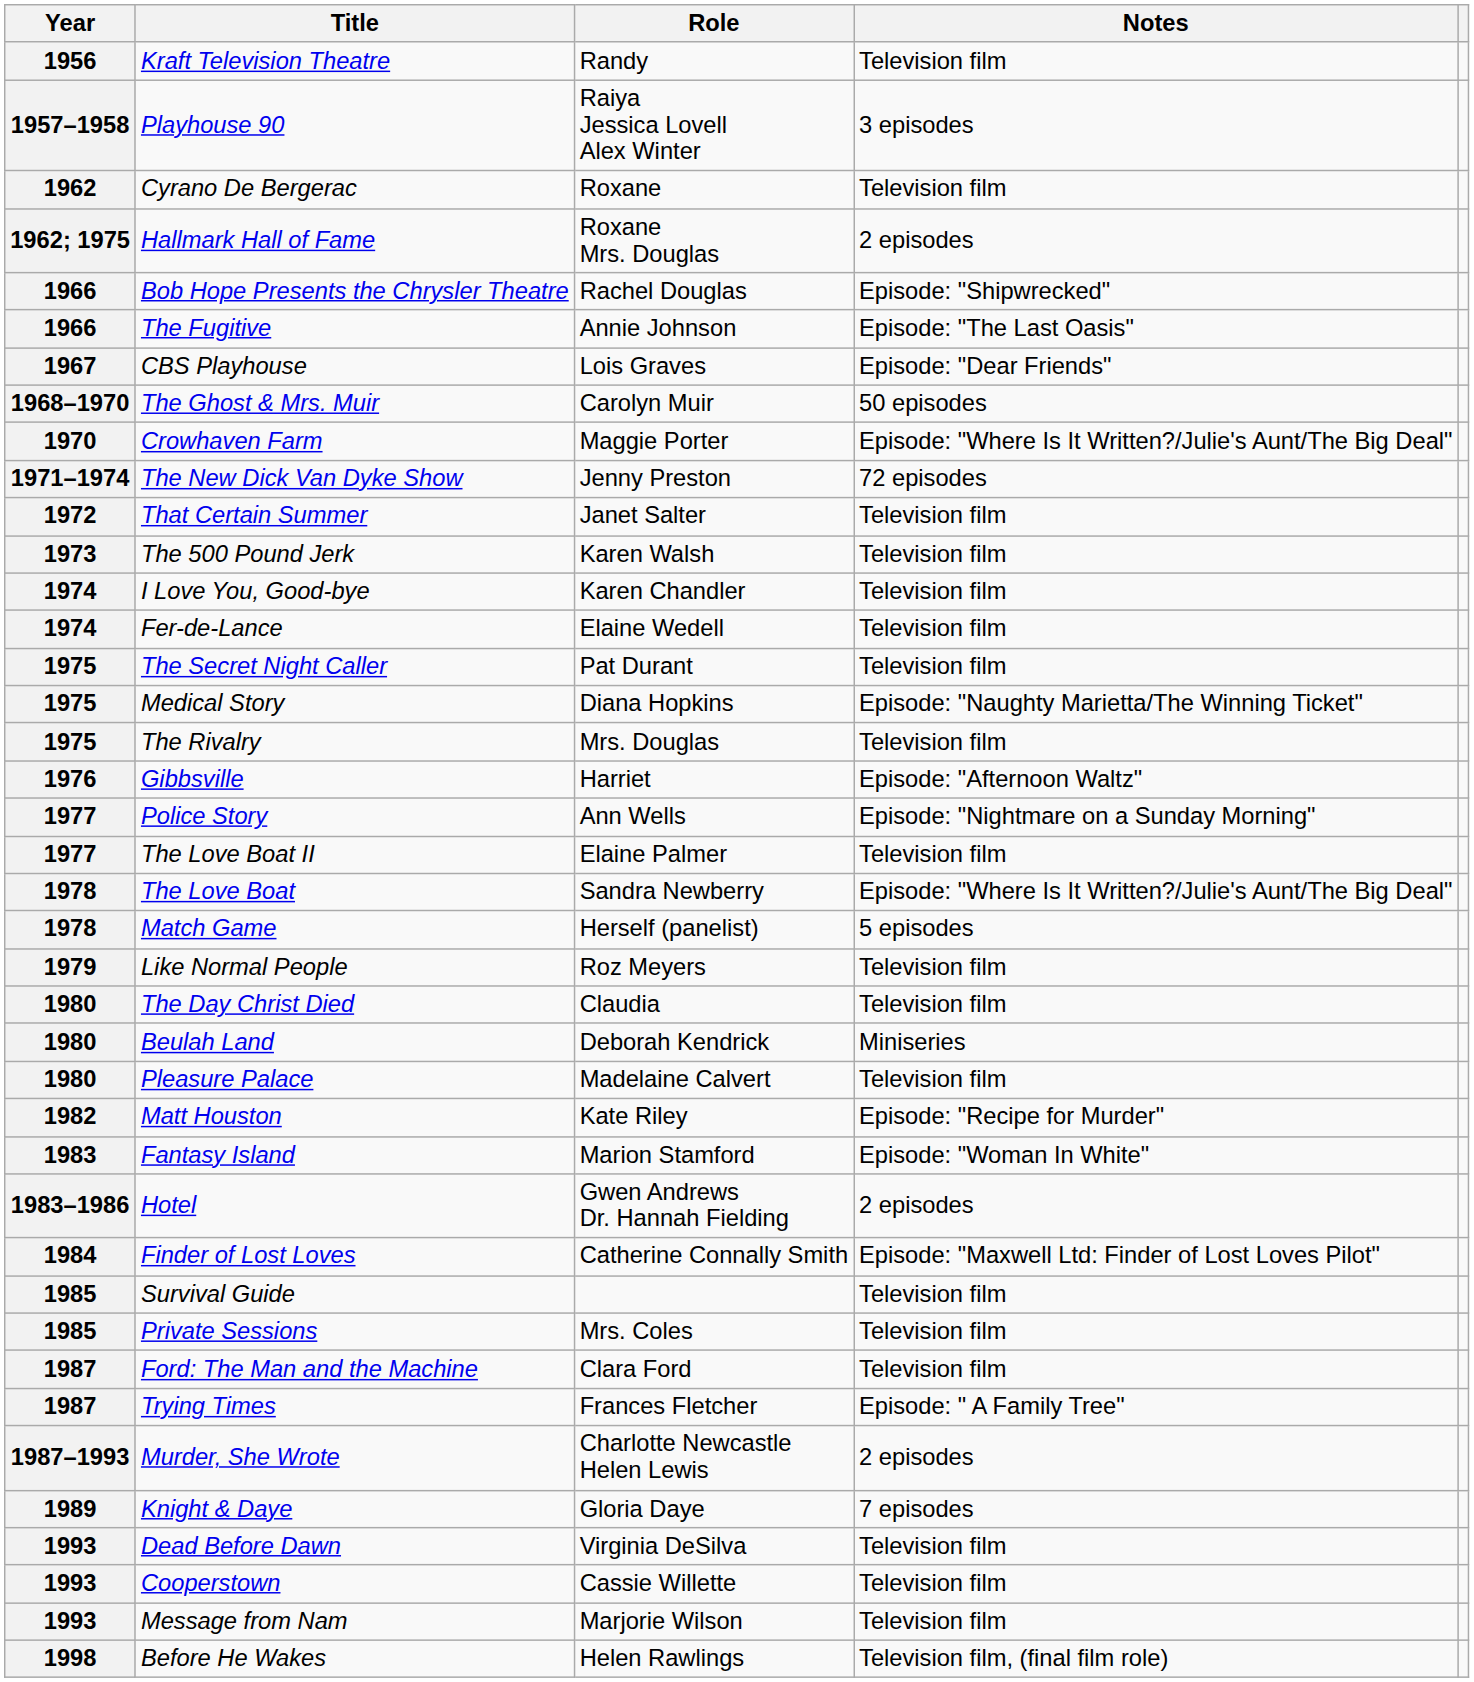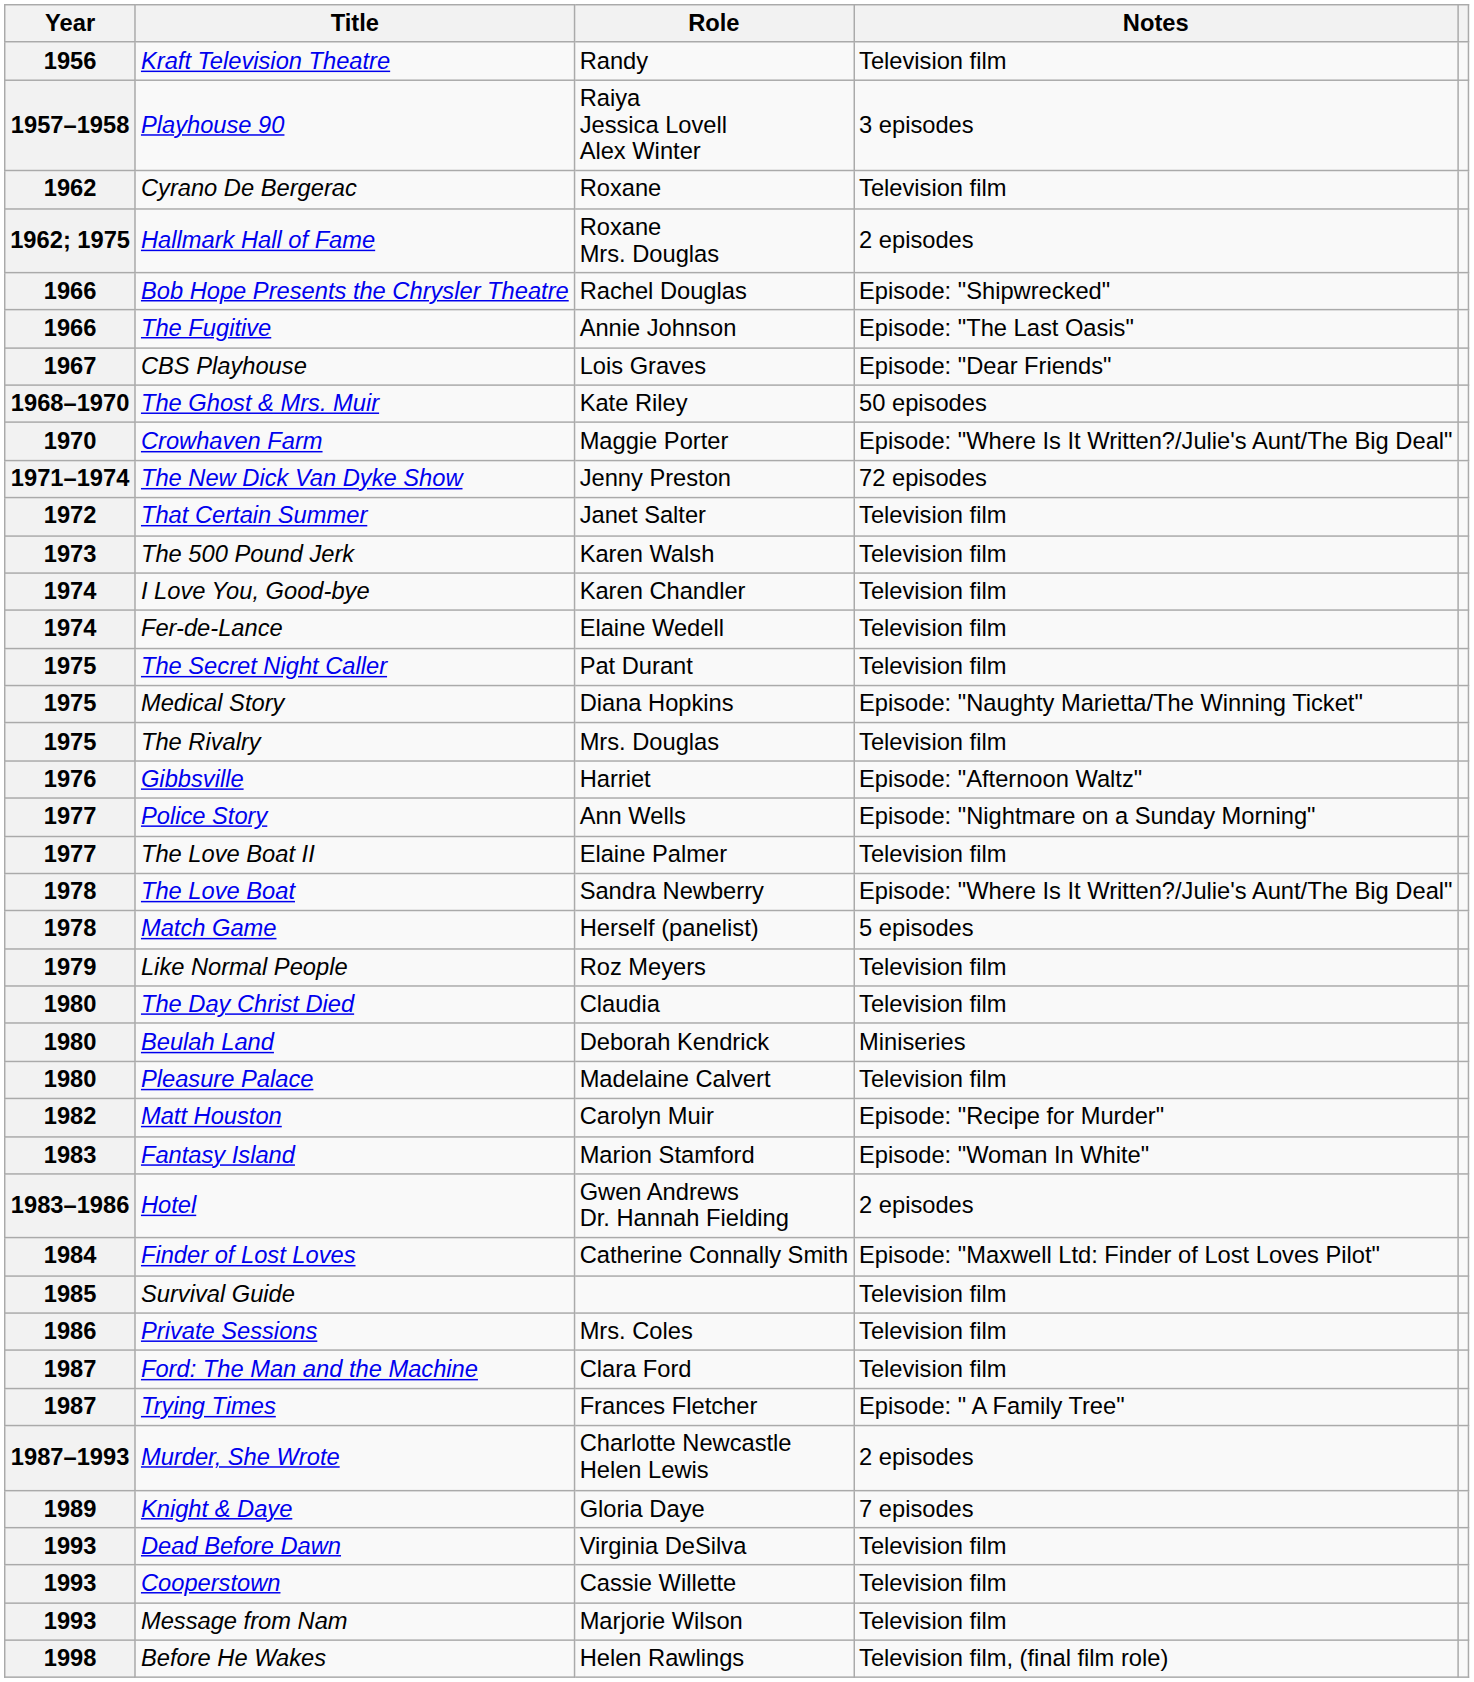(647, 403) Carolyn Muir -> (634, 403) Kate Riley
(634, 1117) Kate Riley -> (647, 1117) Carolyn Muir
(70, 1331) 1985 -> (70, 1331) 1986
